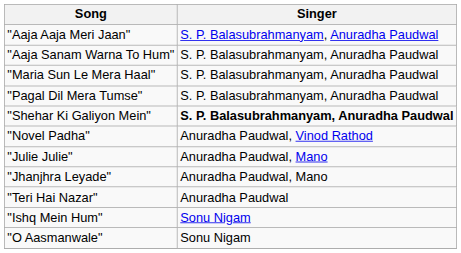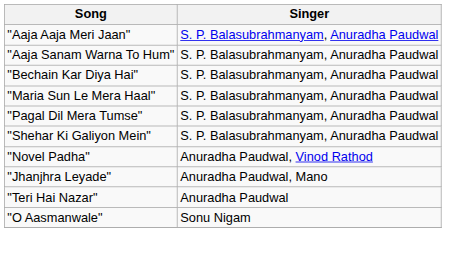+ row: (73, 75)
(317, 116) bold -> (309, 136) normal
- row: (40, 156)
- row: (55, 217)
